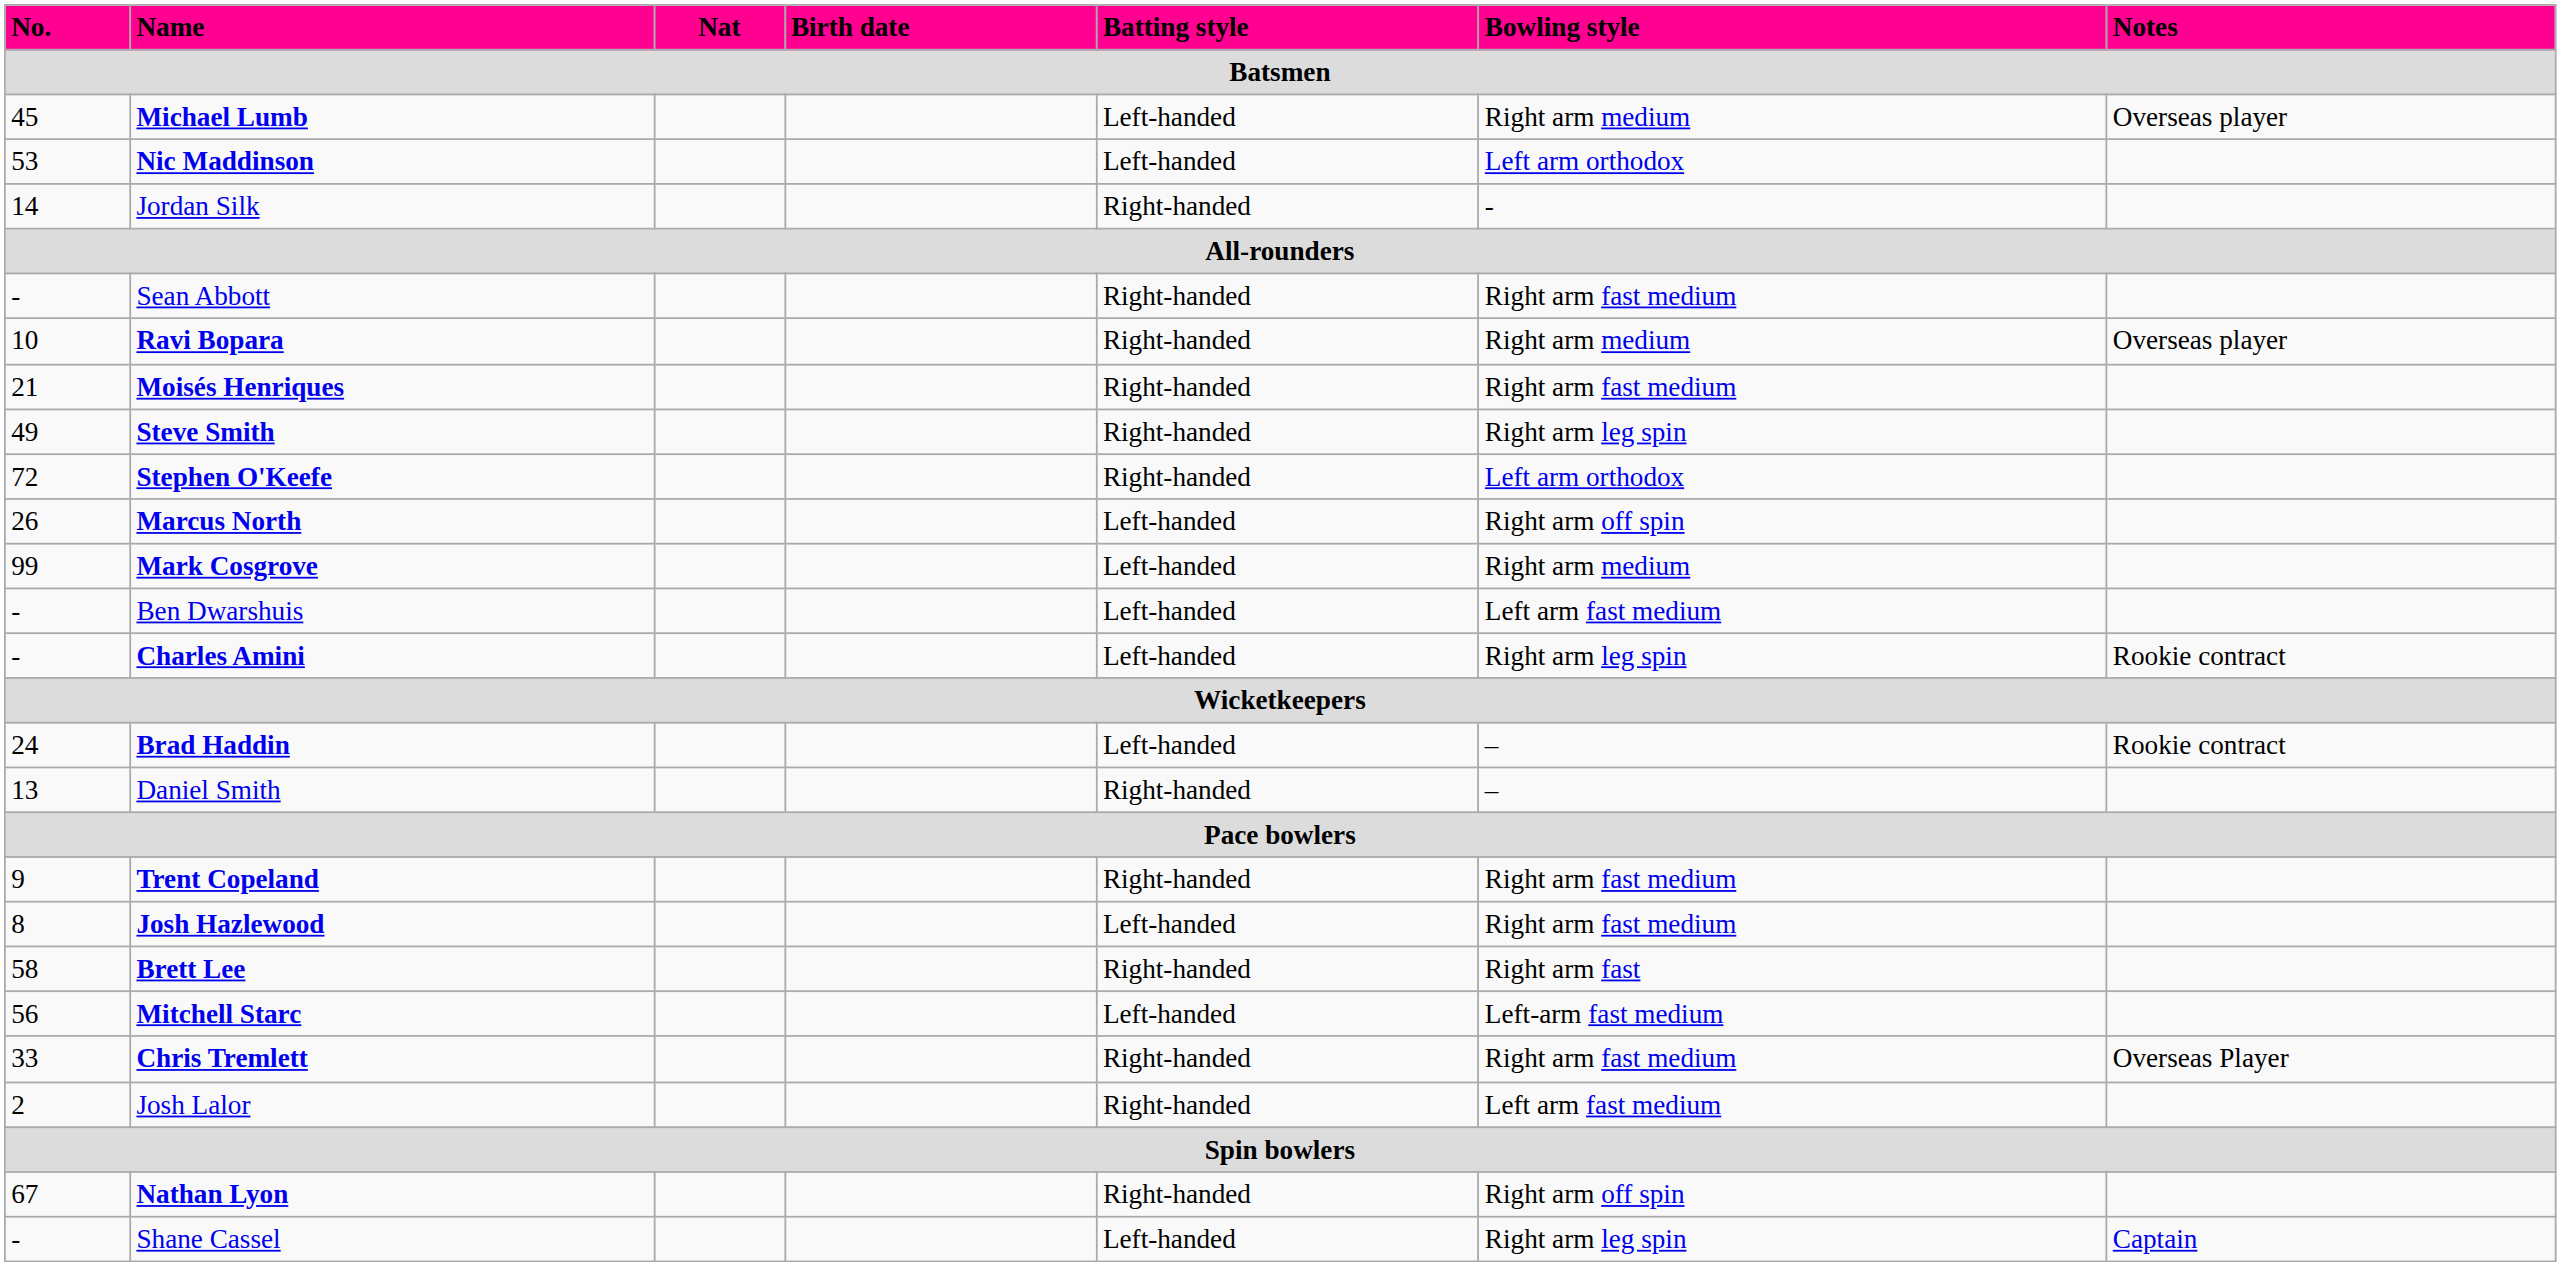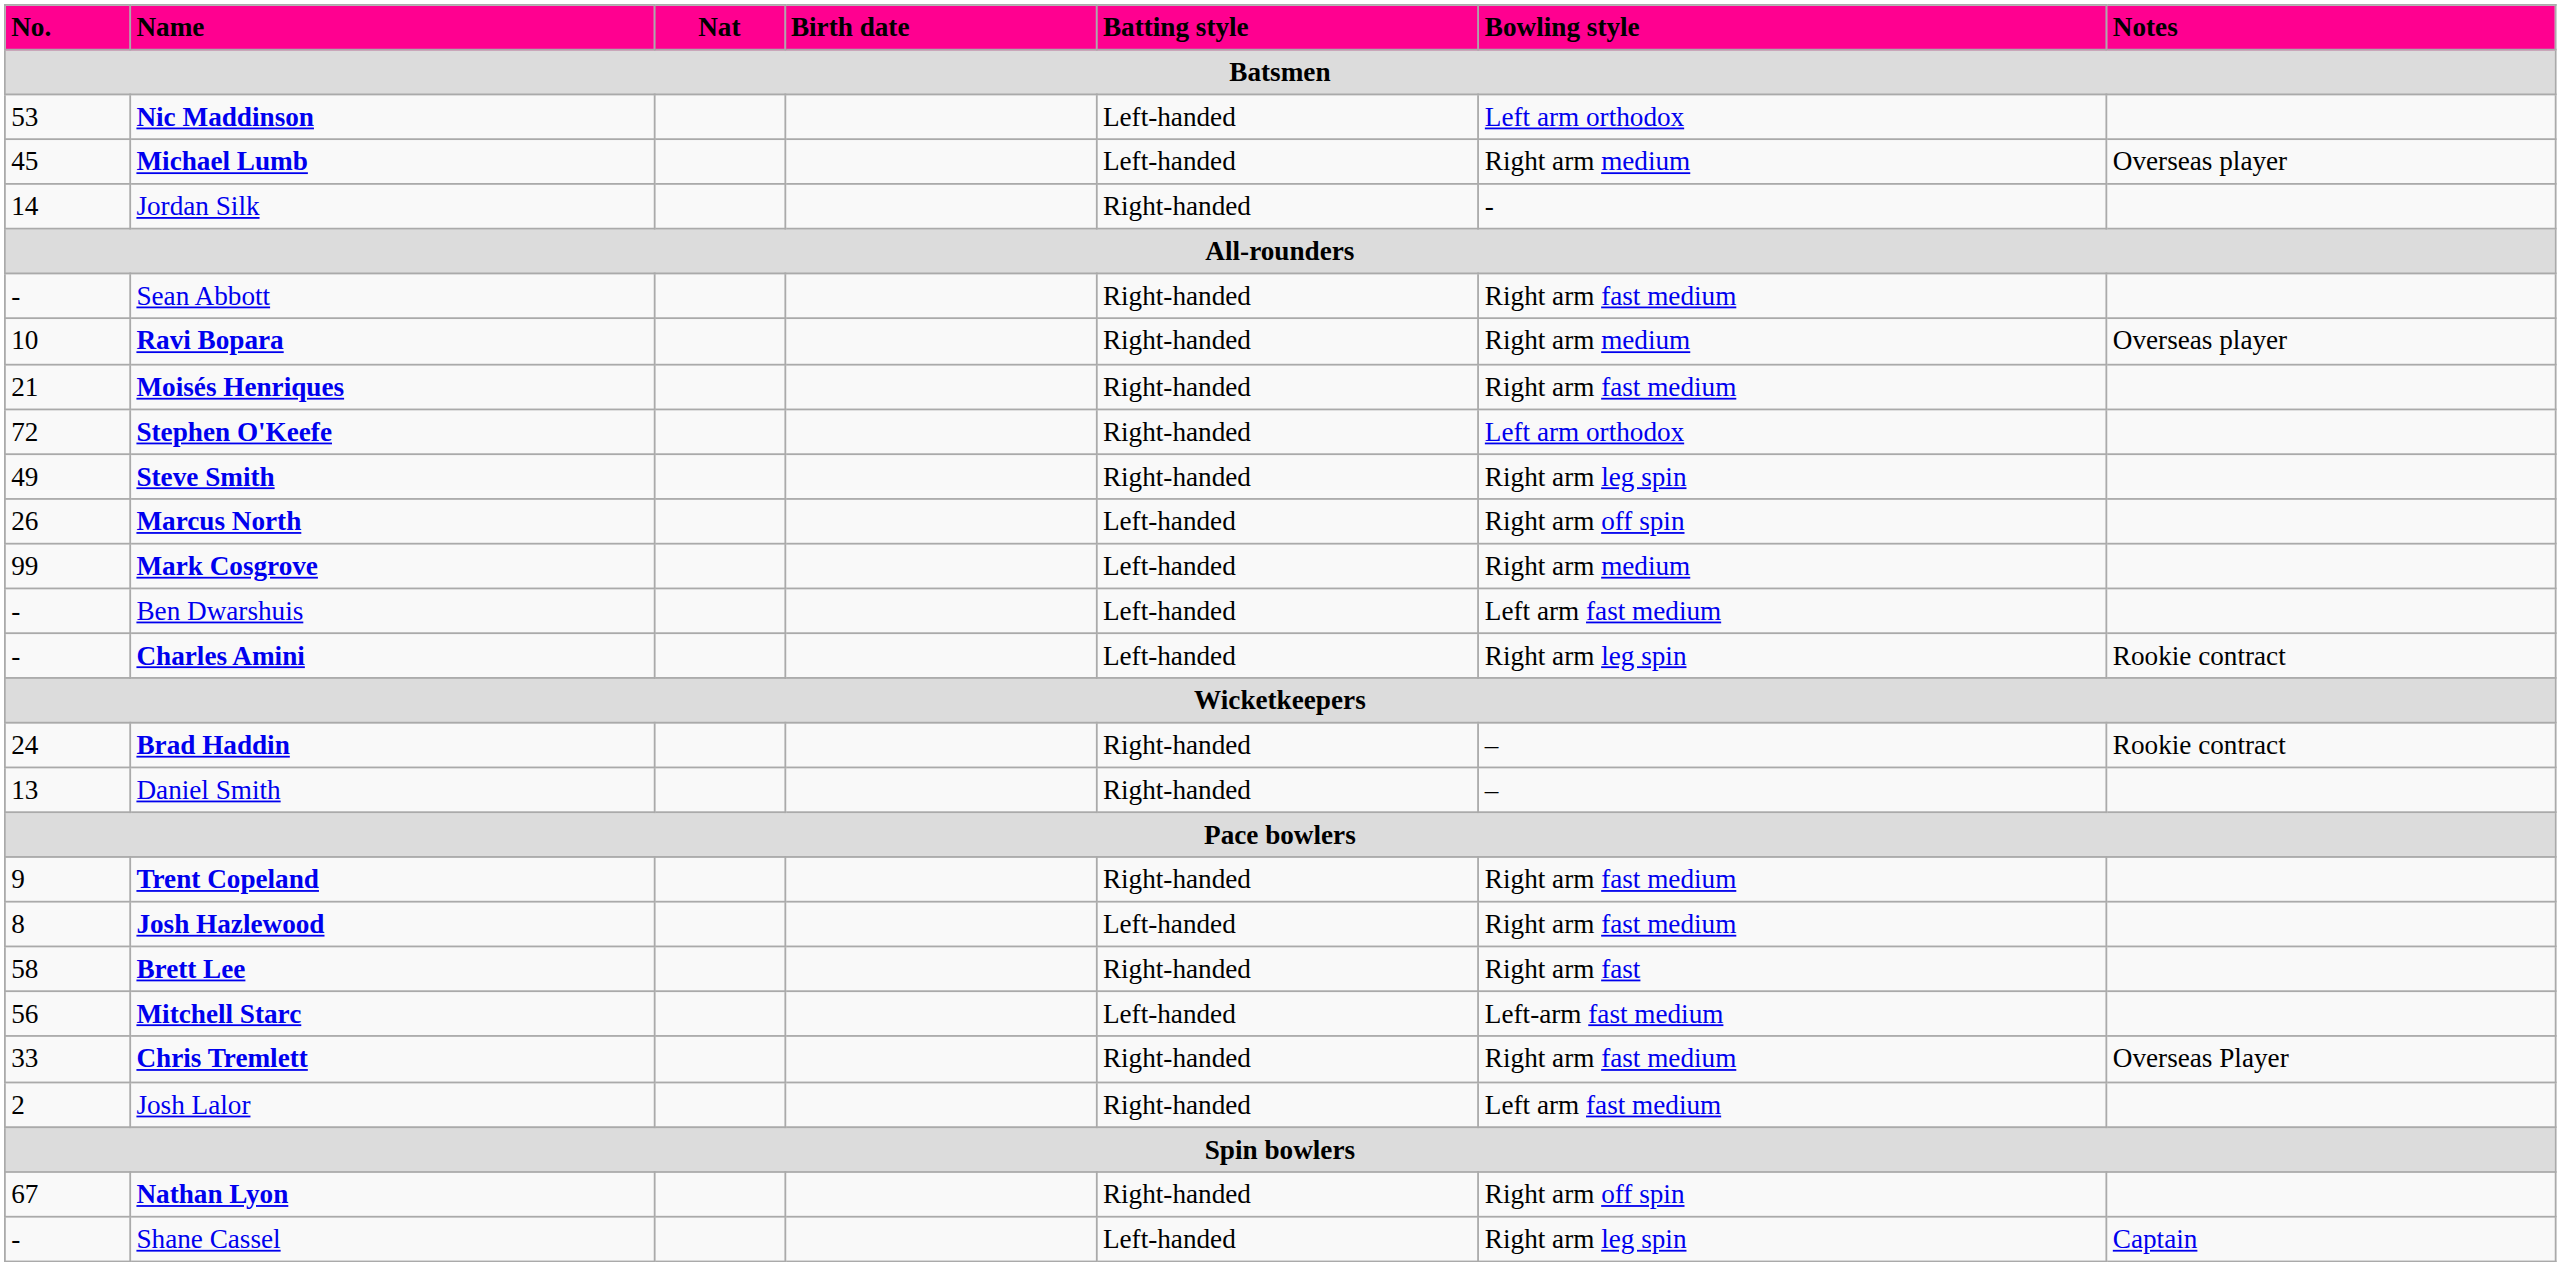rows swapped: (222, 116) <-> (225, 161)
rows swapped: (234, 475) <-> (206, 430)
(1169, 744) Left-handed -> (1177, 744) Right-handed
